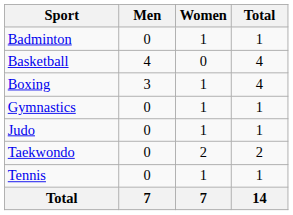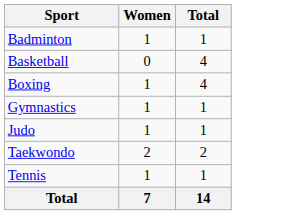- column: (147, 15)
